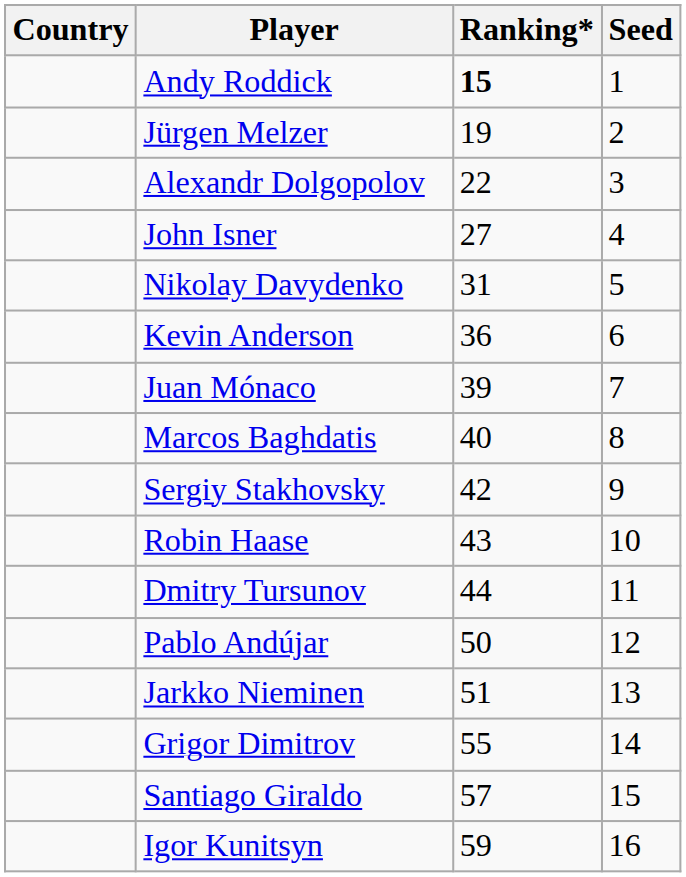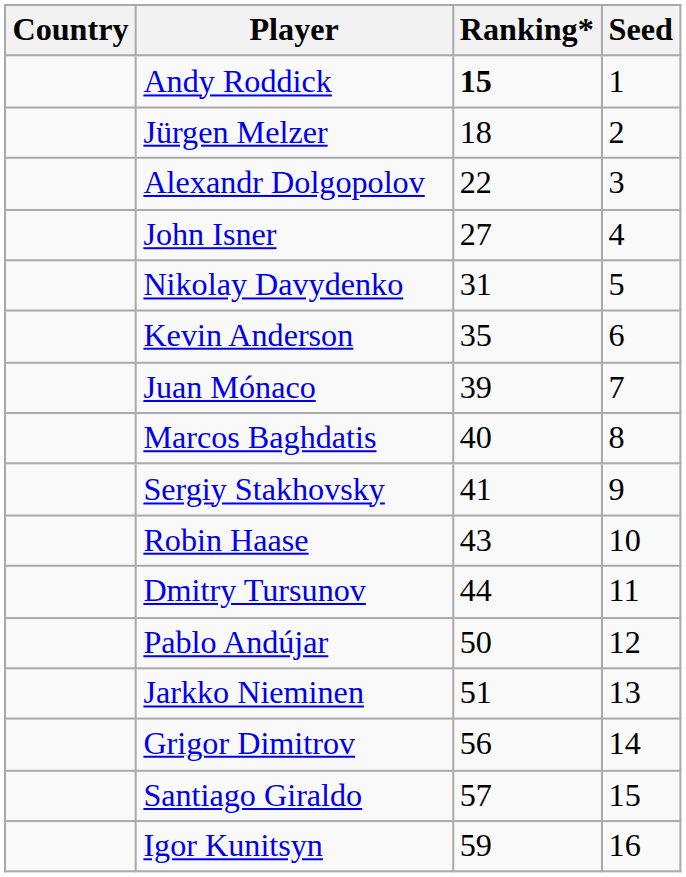(476, 132) 19 -> (476, 132) 18
(476, 336) 36 -> (476, 336) 35
(476, 489) 42 -> (476, 489) 41
(476, 744) 55 -> (476, 744) 56
